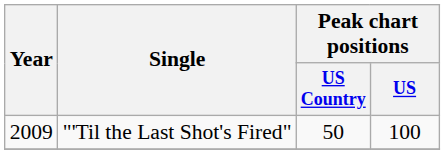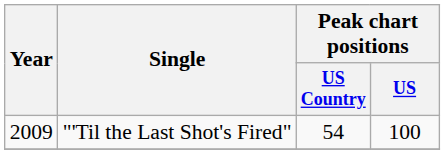(333, 131) 50 -> (333, 131) 54
